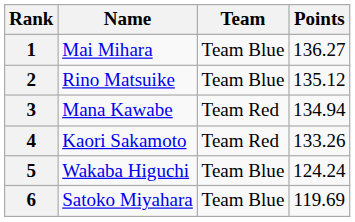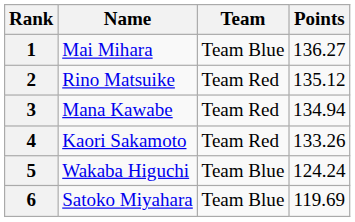(243, 79) Team Blue -> (240, 79) Team Red
